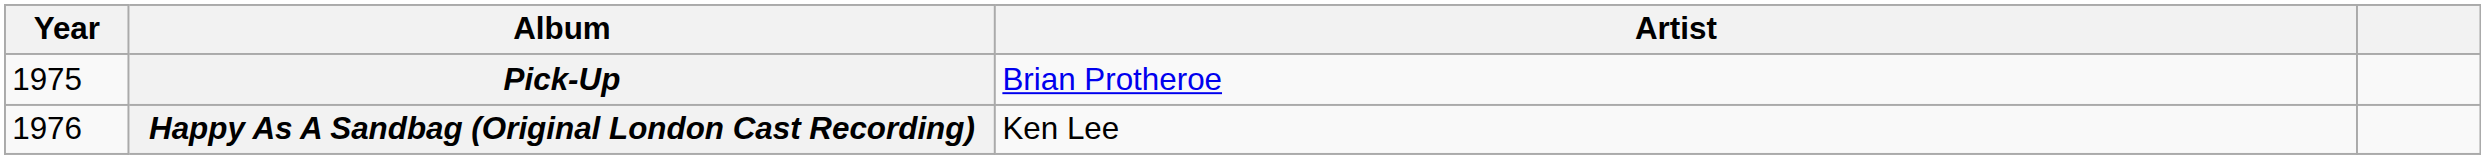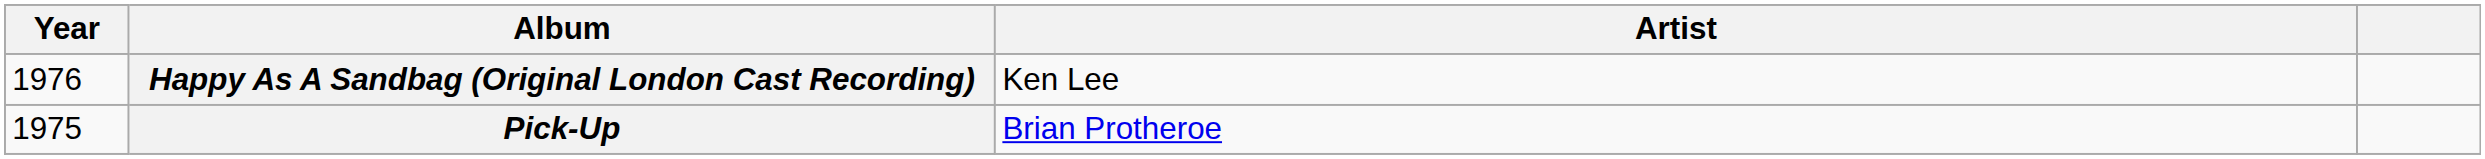rows swapped: (562, 79) <-> (562, 128)
